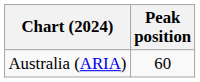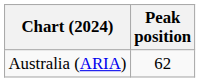(163, 63) 60 -> (163, 63) 62
